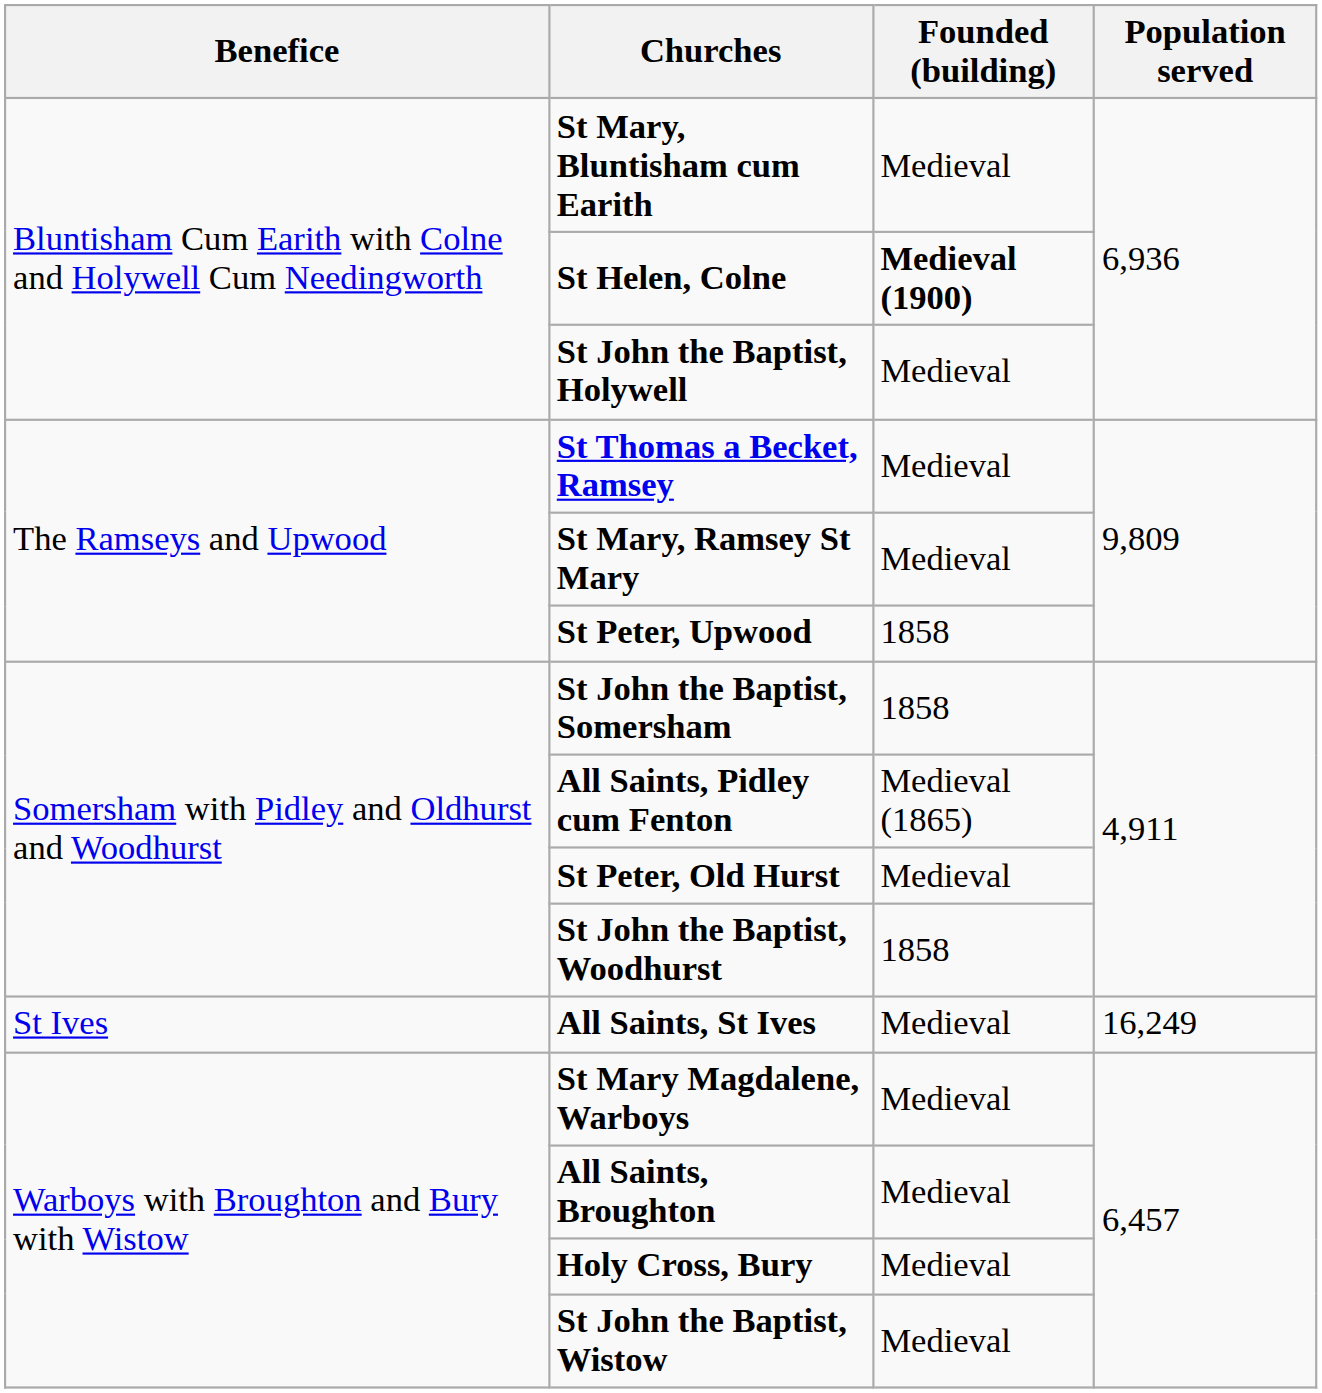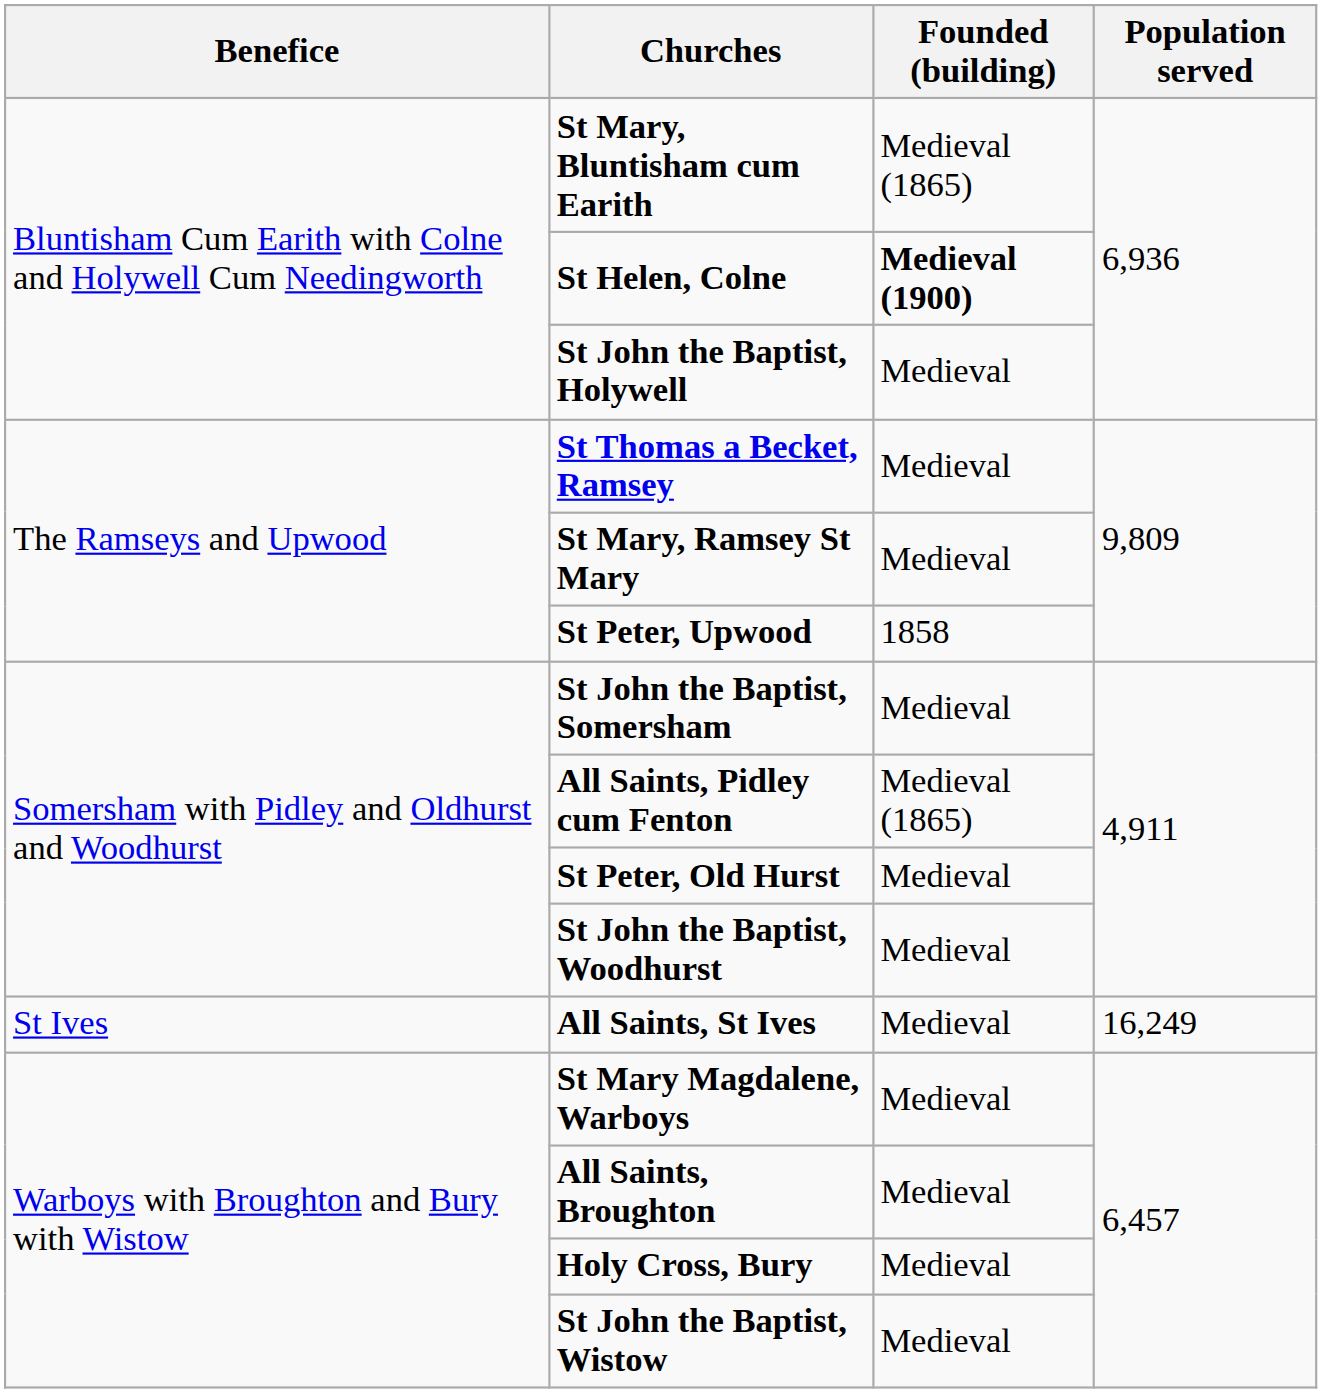(946, 164) Medieval -> (946, 164) Medieval (1865)
(915, 707) 1858 -> (946, 707) Medieval
(915, 949) 1858 -> (946, 949) Medieval
